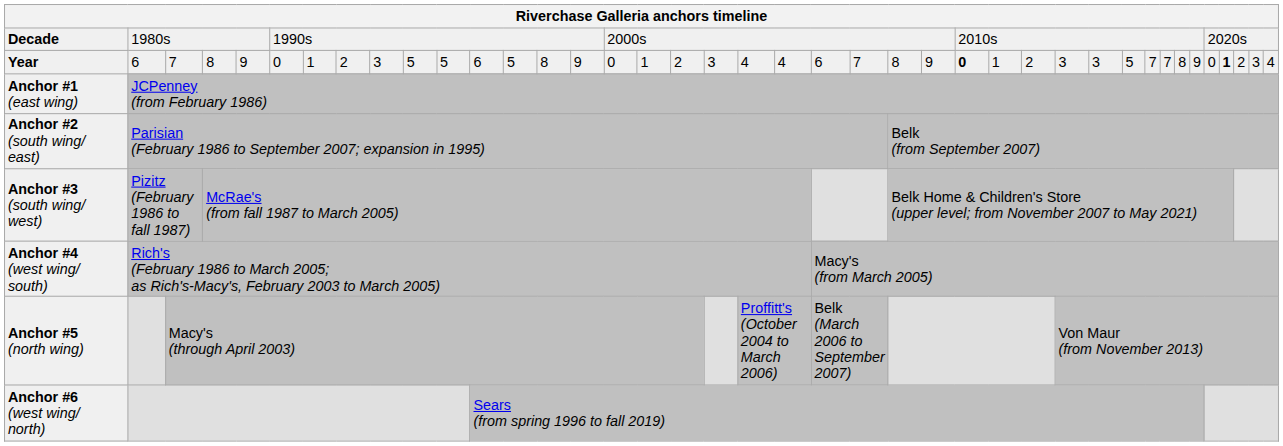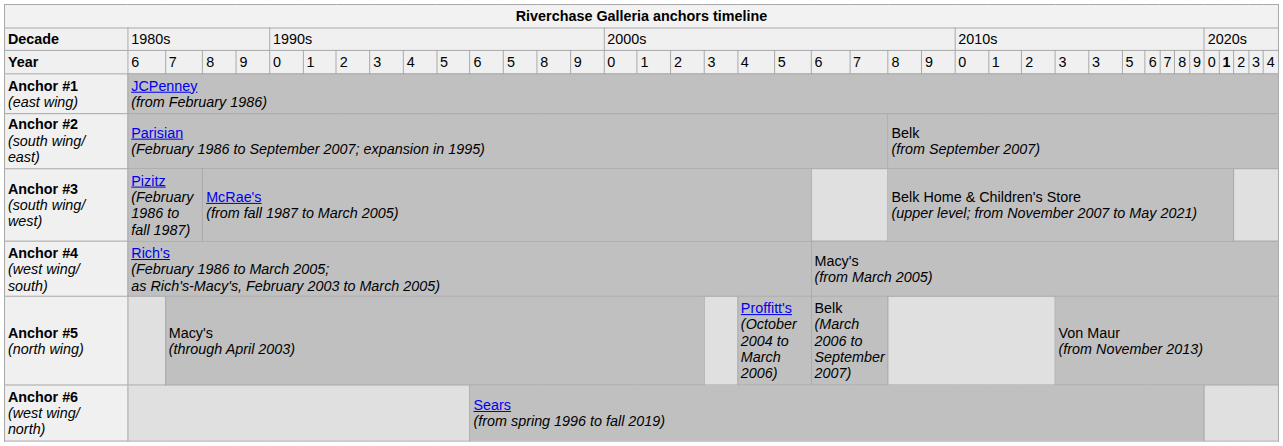(411, 62) 5 -> (411, 62) 4
(782, 62) 4 -> (782, 62) 5
(962, 62) bold -> (962, 62) normal
(1153, 62) 7 -> (1153, 62) 6
